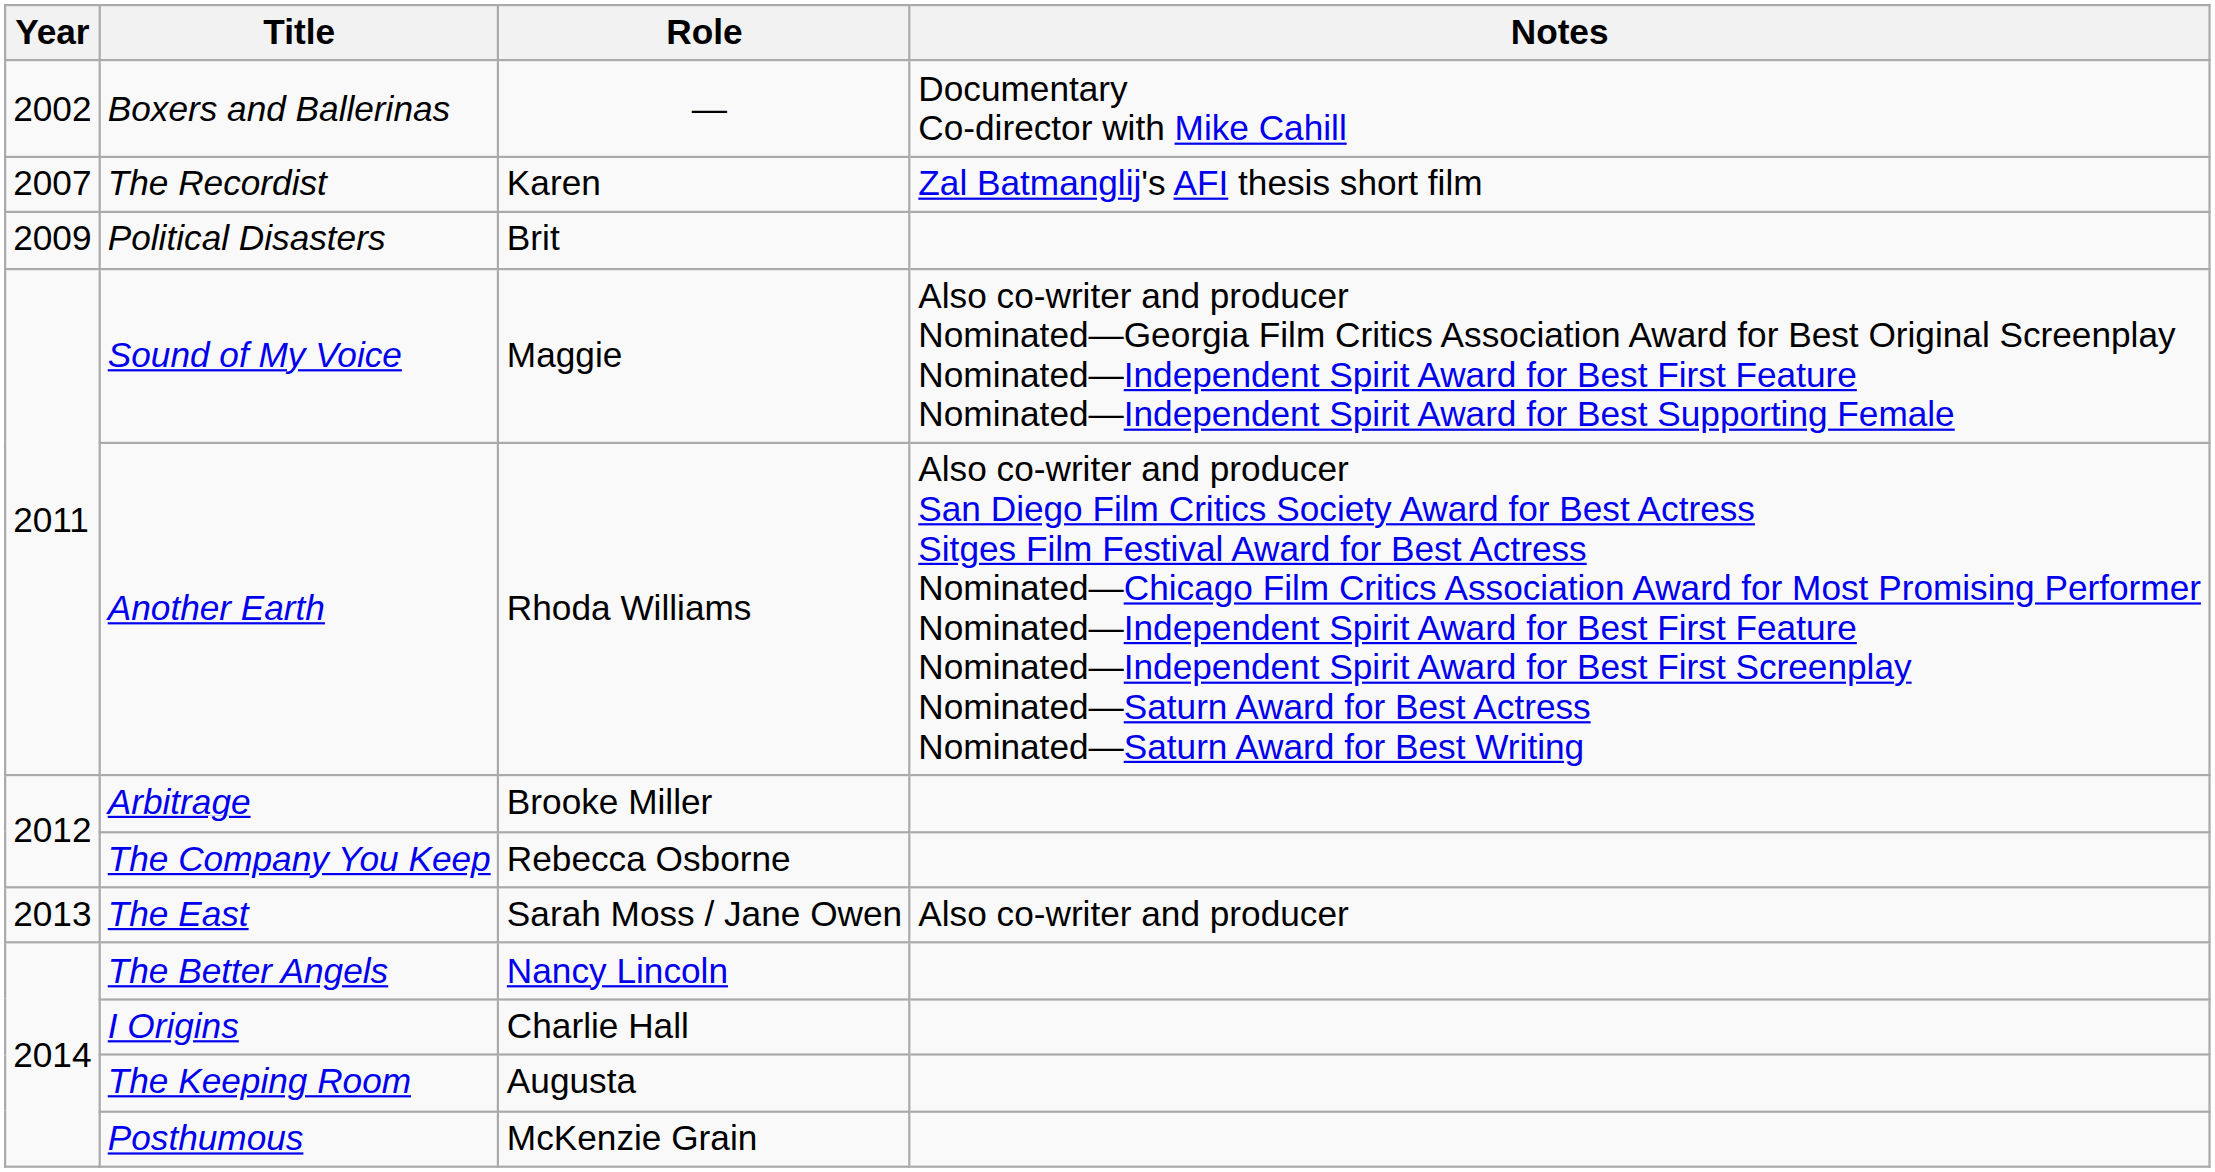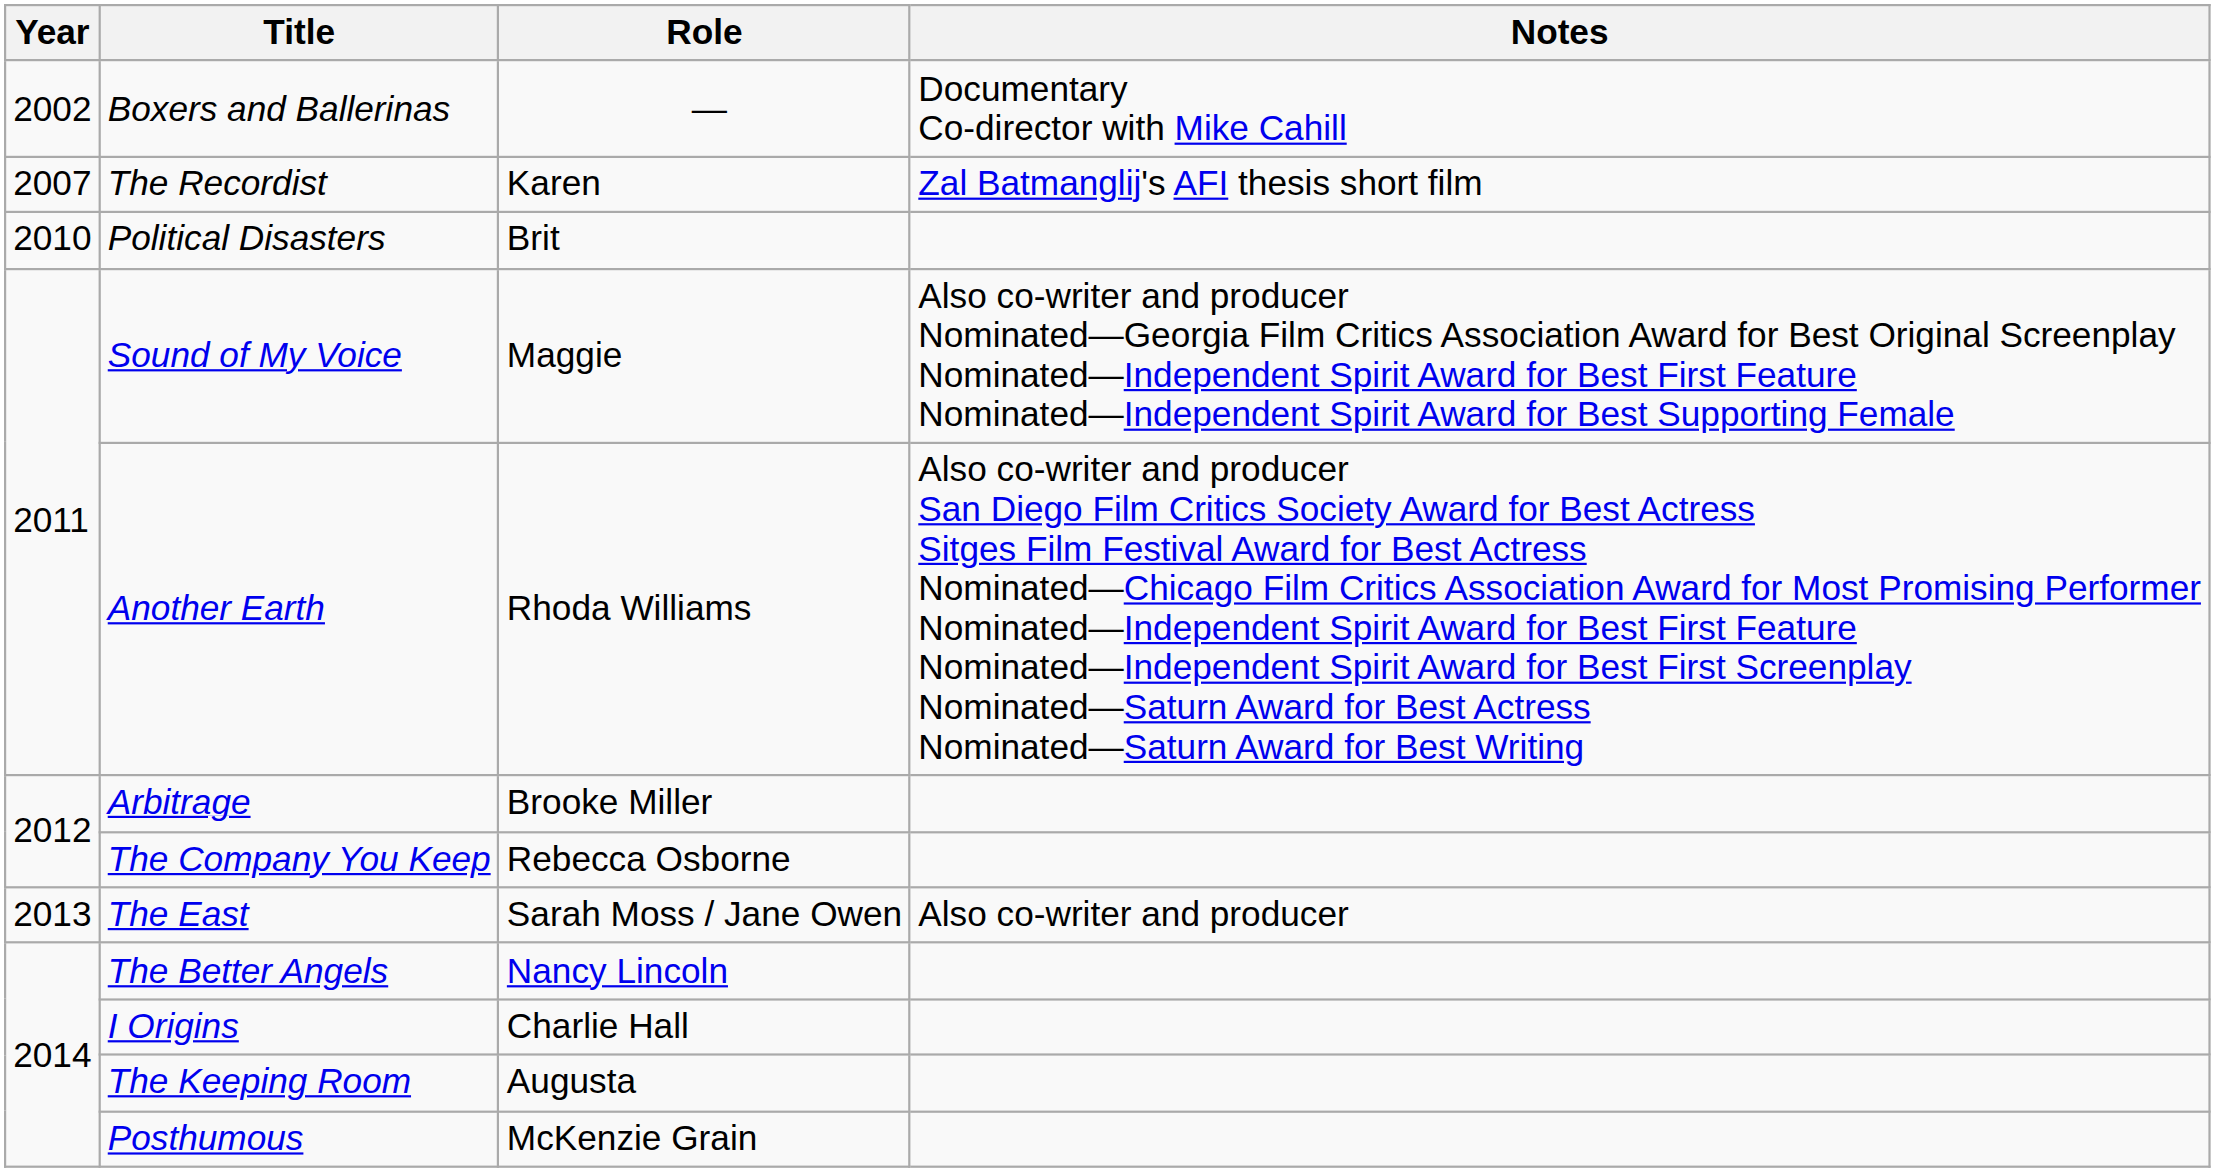(52, 239) 2009 -> (52, 239) 2010
